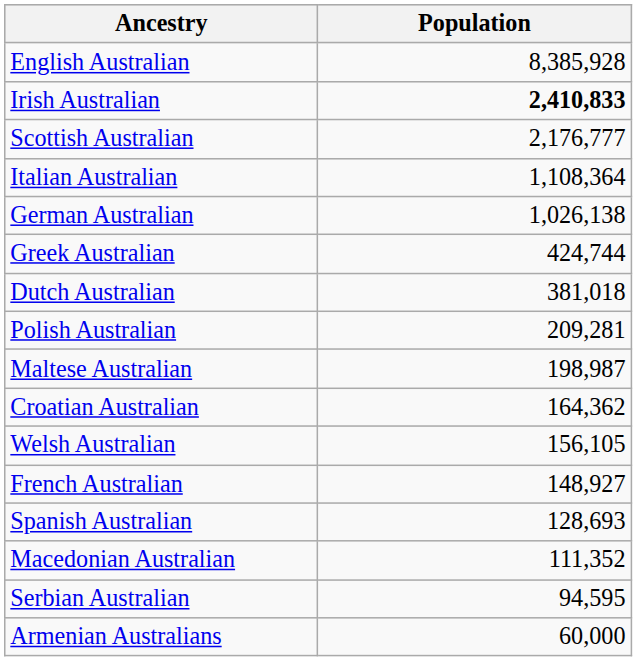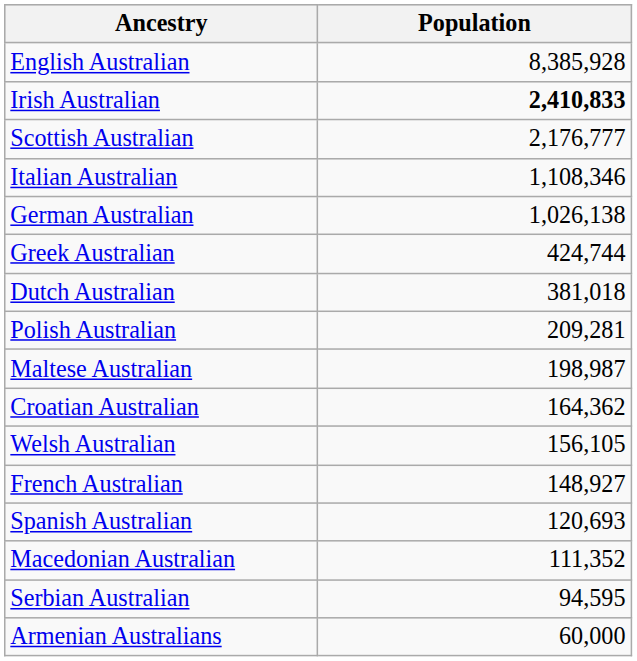(577, 176) 1,108,364 -> (577, 176) 1,108,346
(586, 521) 128,693 -> (586, 521) 120,693
